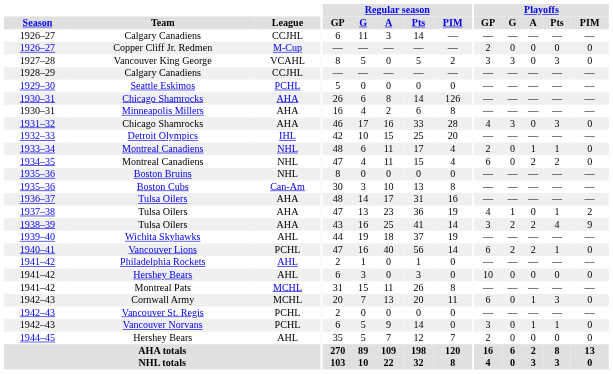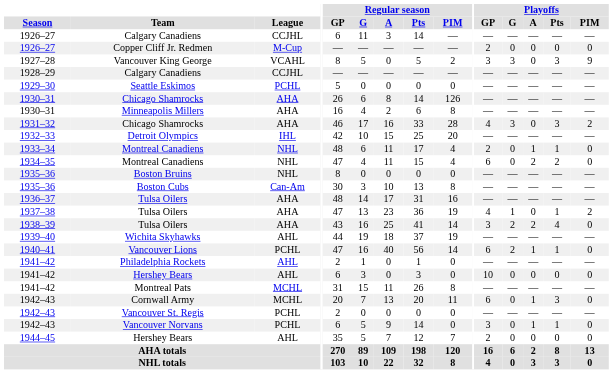(590, 60) 0 -> (590, 60) 9
(590, 123) 0 -> (590, 123) 2
(590, 224) 9 -> (590, 224) 0
(533, 249) 2 -> (533, 249) 1
